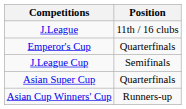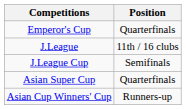rows swapped: (59, 29) <-> (59, 46)
